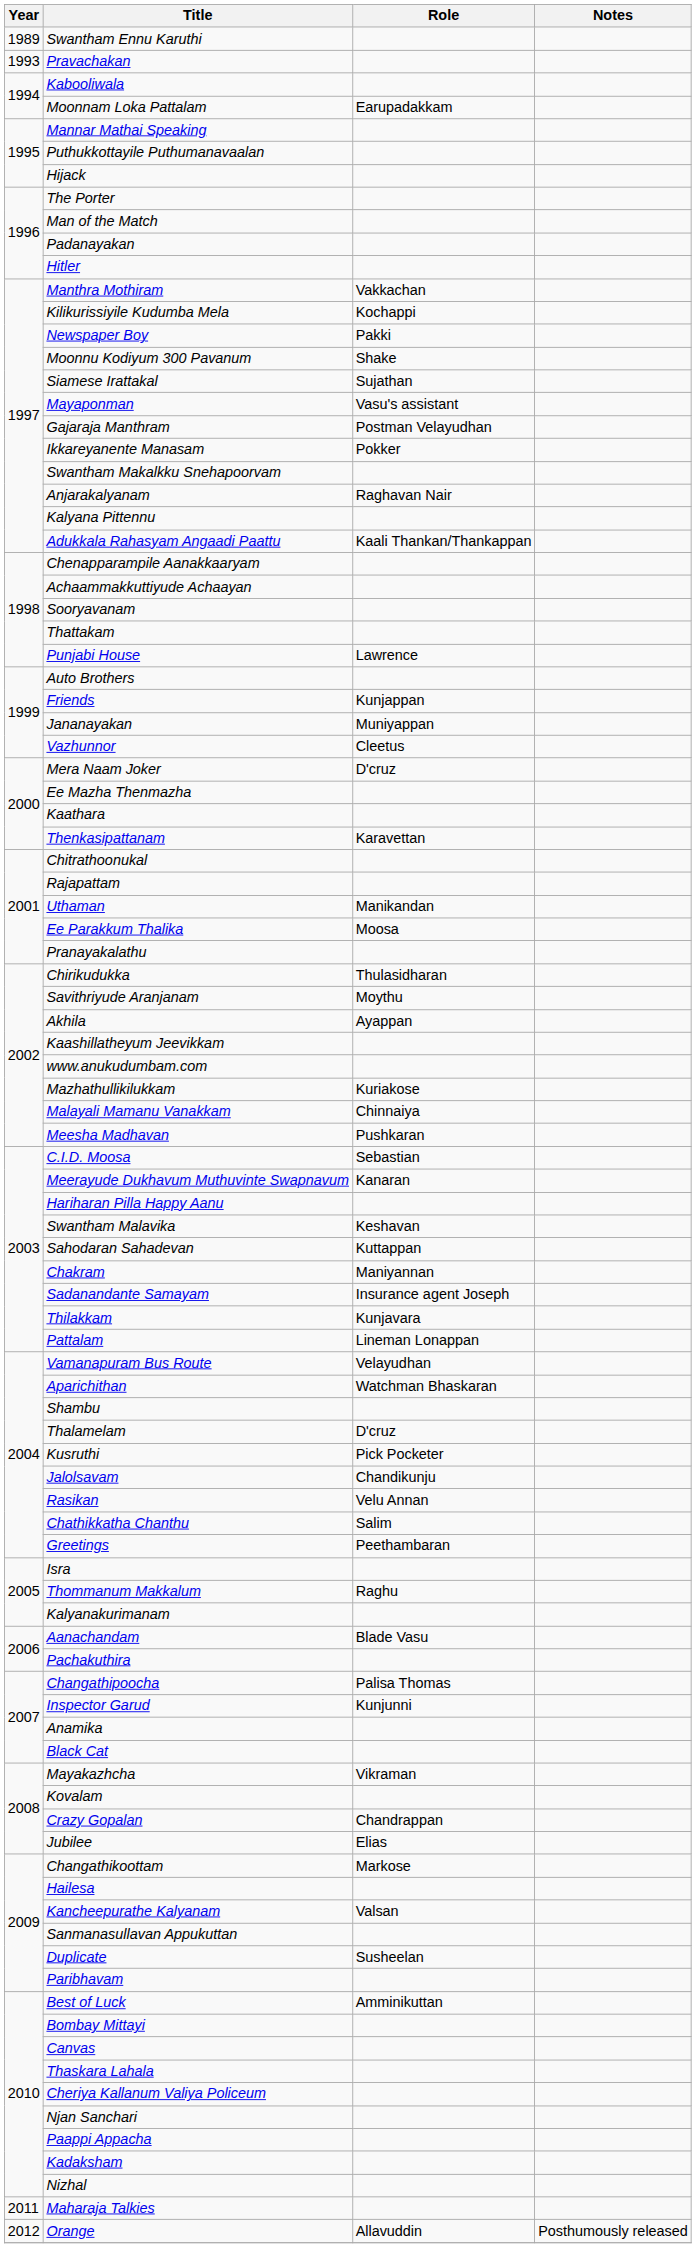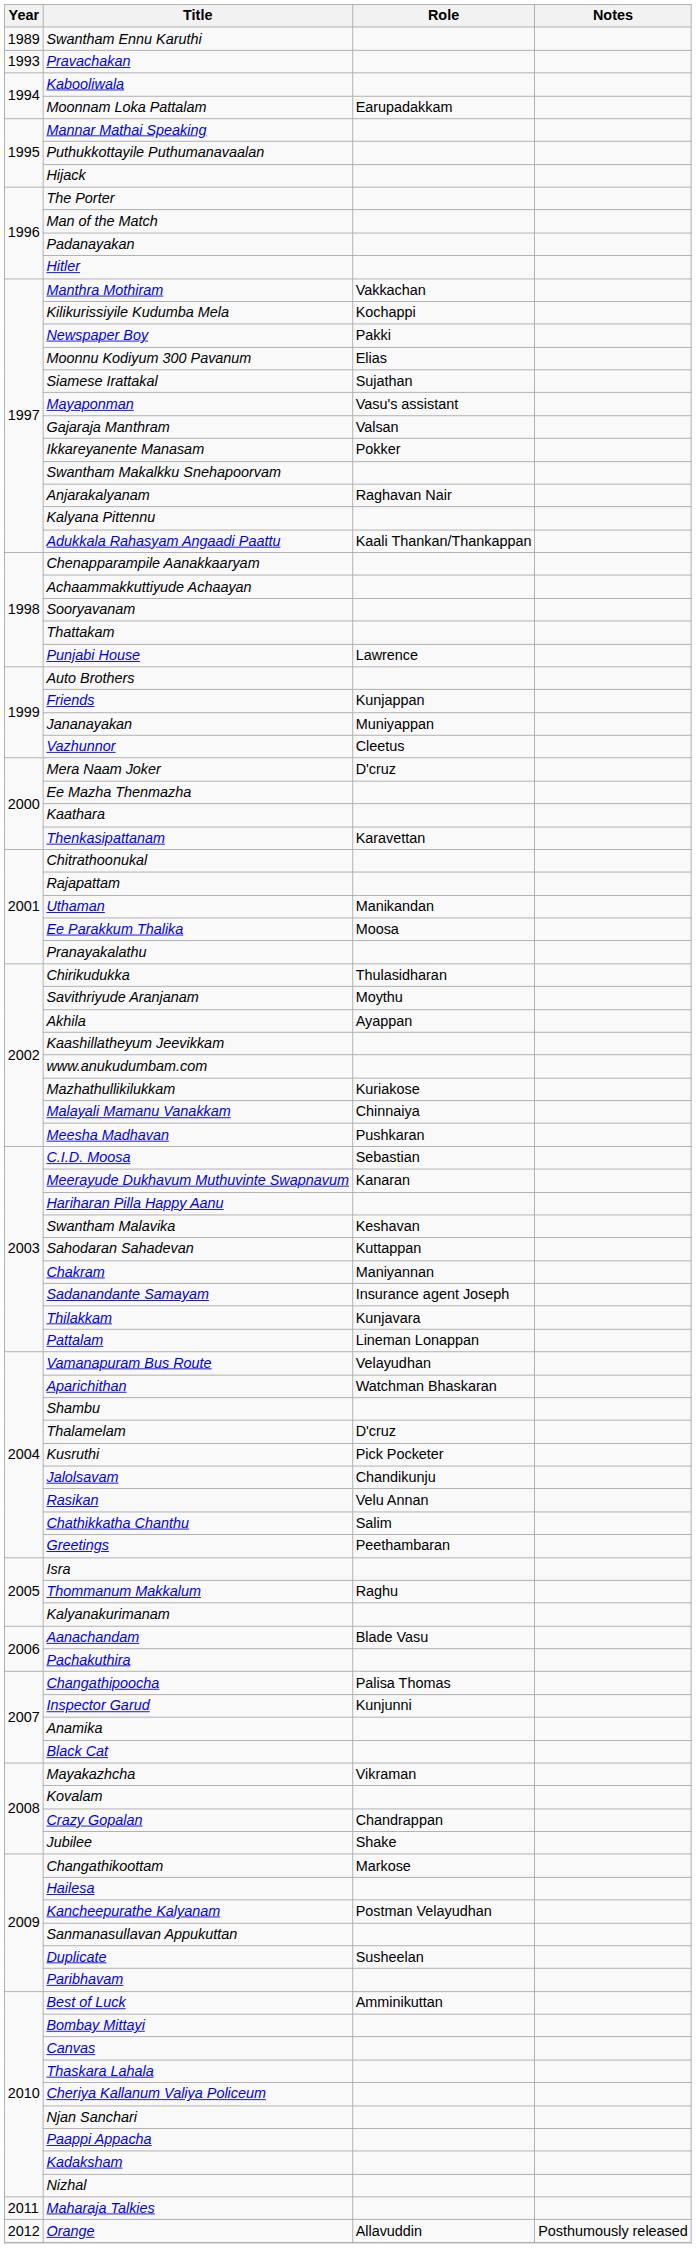(376, 358) Shake -> (371, 358) Elias
(424, 426) Postman Velayudhan -> (377, 426) Valsan
(371, 1842) Elias -> (376, 1842) Shake
(377, 1911) Valsan -> (424, 1911) Postman Velayudhan
